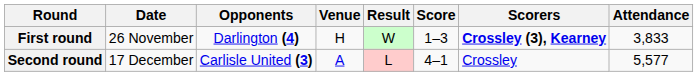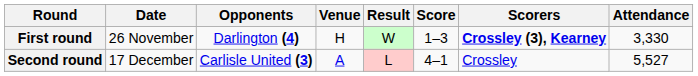(651, 37) 3,833 -> (651, 37) 3,330
(651, 60) 5,577 -> (651, 60) 5,527
